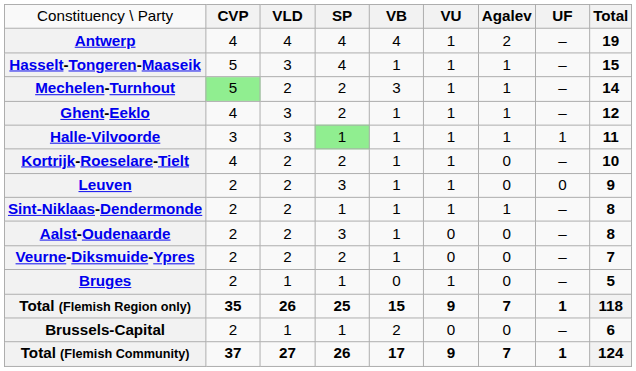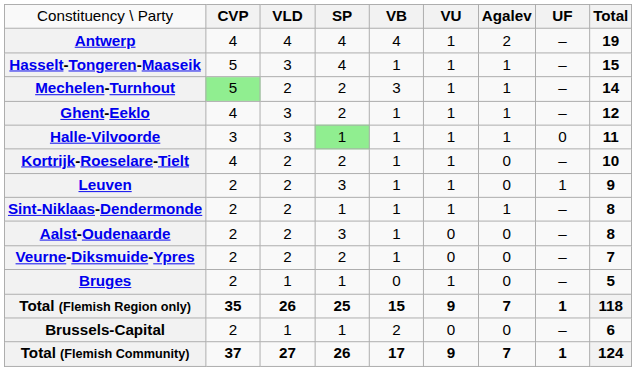(562, 137) 1 -> (562, 137) 0
(562, 185) 0 -> (562, 185) 1
